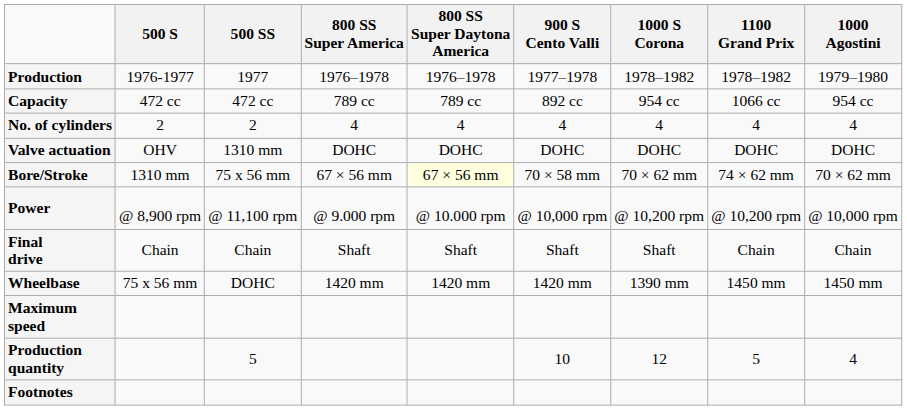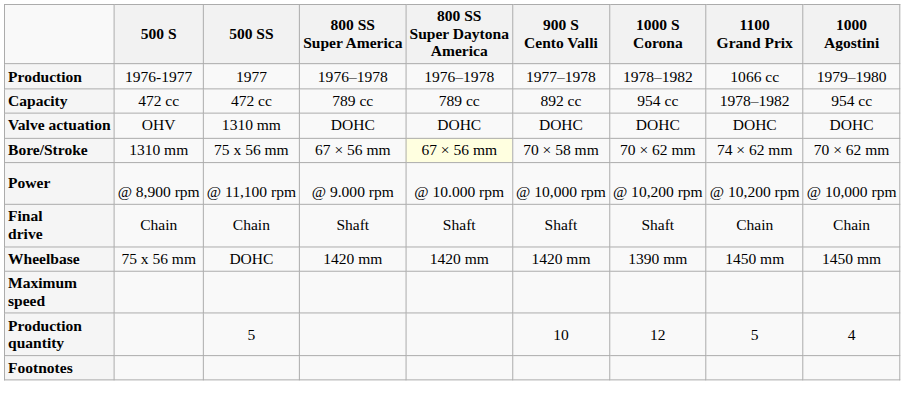(756, 76) 1978–1982 -> (755, 76) 1066 cc
(756, 100) 1066 cc -> (755, 100) 1978–1982
- row: (60, 125)
